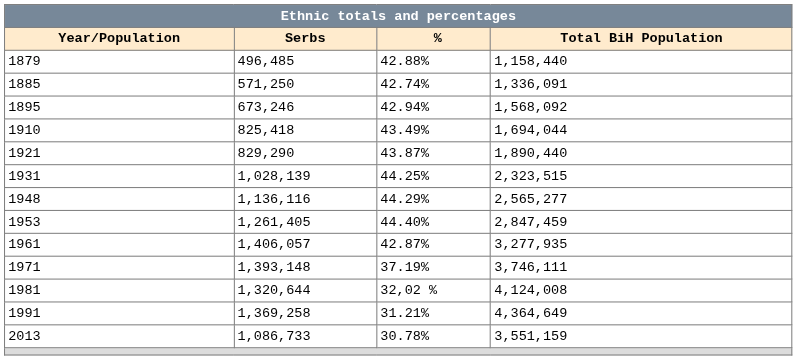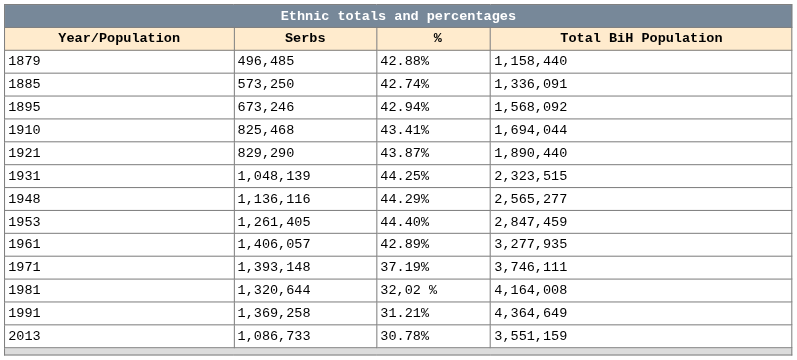(266, 85) 571,250 -> (266, 85) 573,250
(266, 130) 825,418 -> (266, 130) 825,468
(405, 130) 43.49% -> (405, 130) 43.41%
(274, 176) 1,028,139 -> (274, 176) 1,048,139
(405, 245) 42.87% -> (405, 245) 42.89%
(531, 291) 4,124,008 -> (531, 291) 4,164,008
